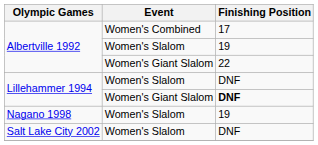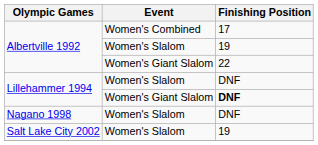(224, 115) 19 -> (229, 115) DNF
(229, 132) DNF -> (224, 132) 19
